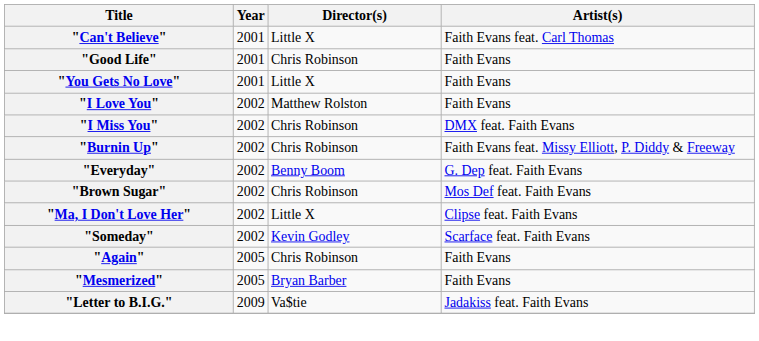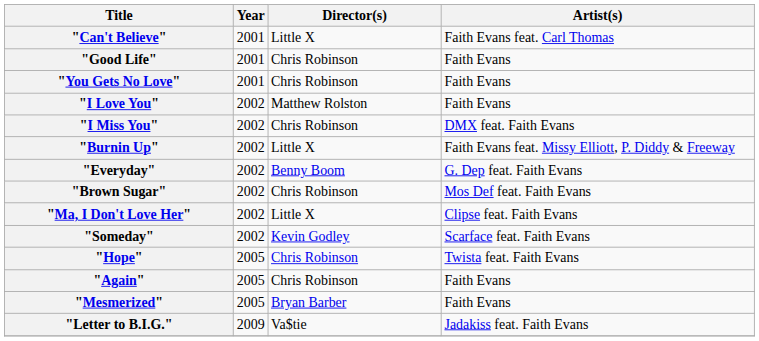(293, 81) Little X -> (315, 81) Chris Robinson
(315, 147) Chris Robinson -> (293, 147) Little X
+ row: (119, 258)
